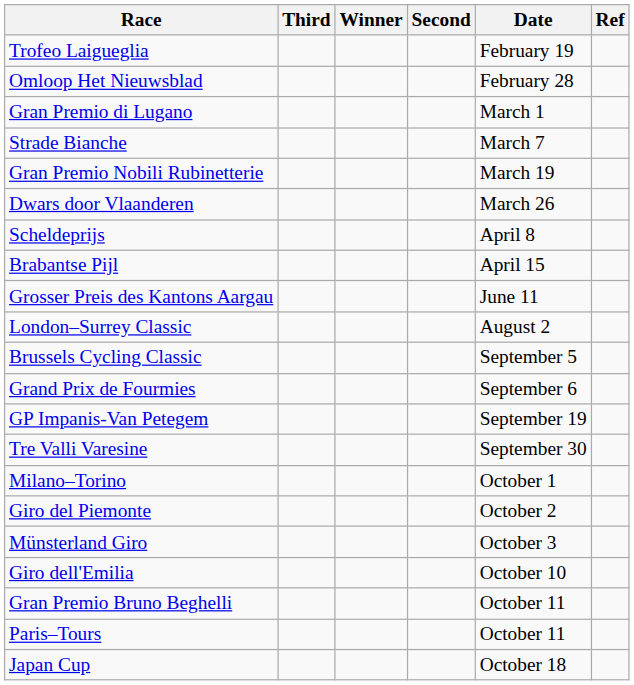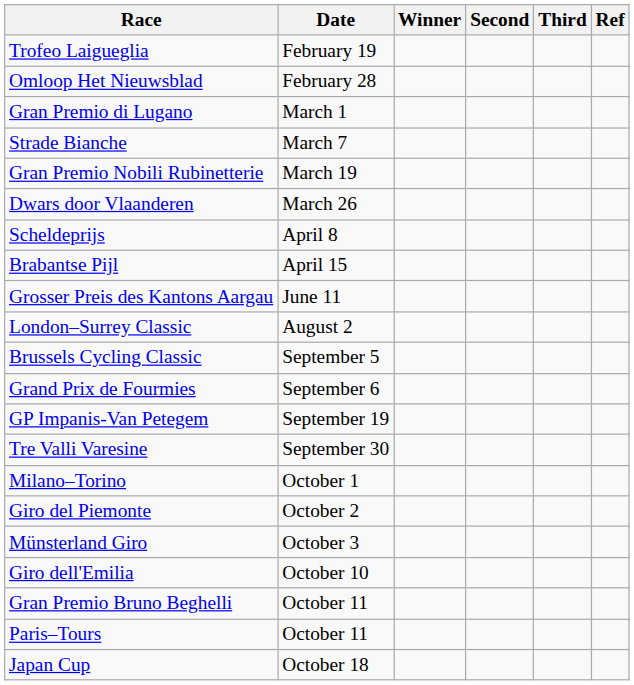columns swapped: (533, 19) <-> (306, 19)
